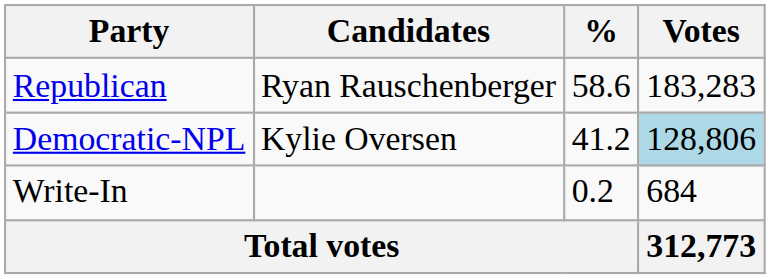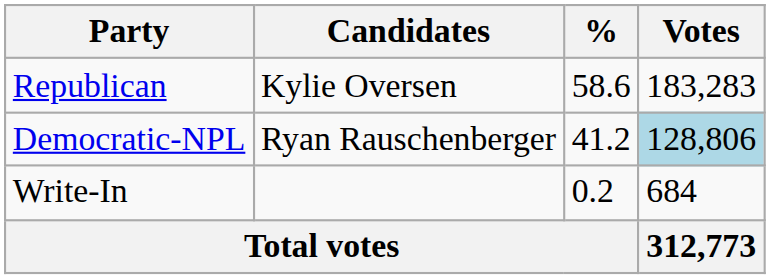(408, 84) Ryan Rauschenberger -> (359, 84) Kylie Oversen
(359, 138) Kylie Oversen -> (408, 138) Ryan Rauschenberger
